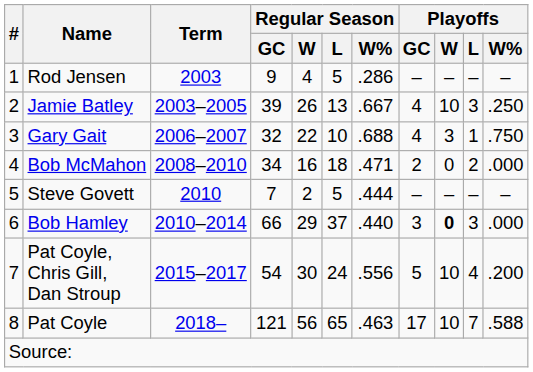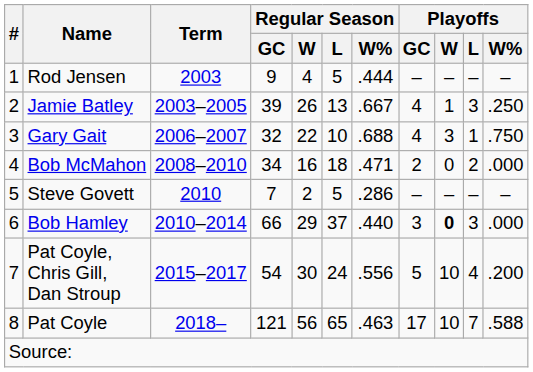(375, 77) .286 -> (375, 77) .444
(449, 106) 10 -> (449, 106) 1
(375, 194) .444 -> (375, 194) .286
